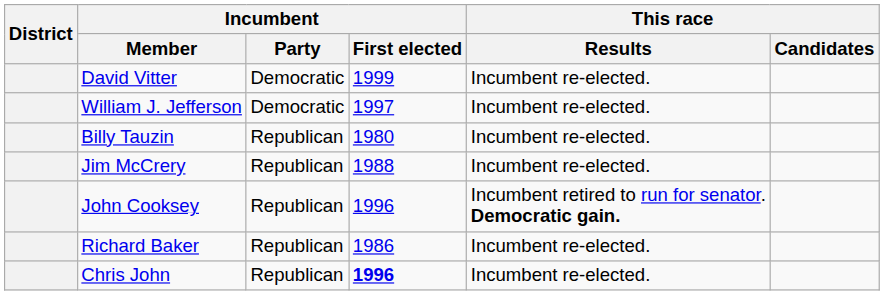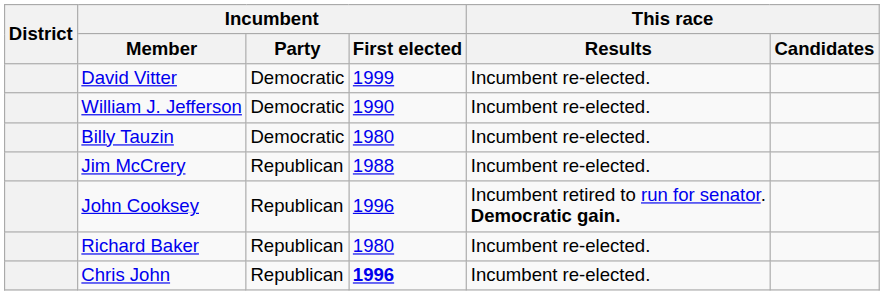(374, 107) 1997 -> (374, 107) 1990
(297, 136) Republican -> (297, 136) Democratic
(374, 246) 1986 -> (374, 246) 1980
